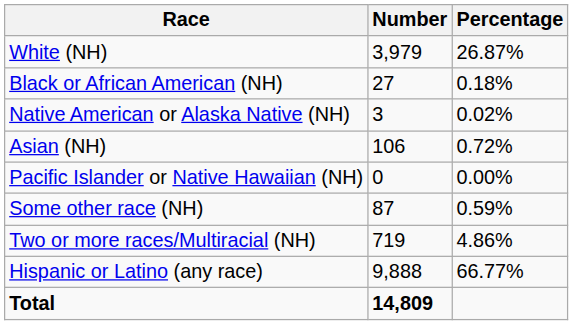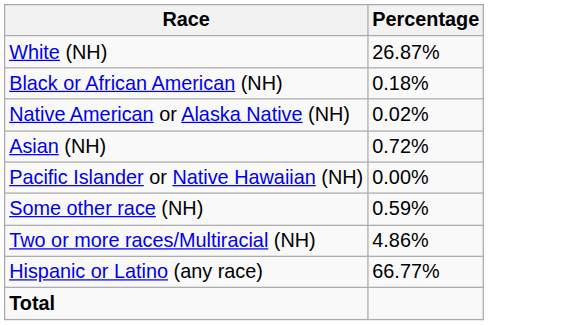- column: (410, 20)
